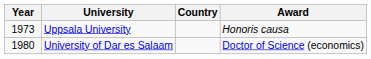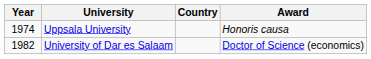(23, 29) 1973 -> (23, 29) 1974
(23, 45) 1980 -> (23, 45) 1982
